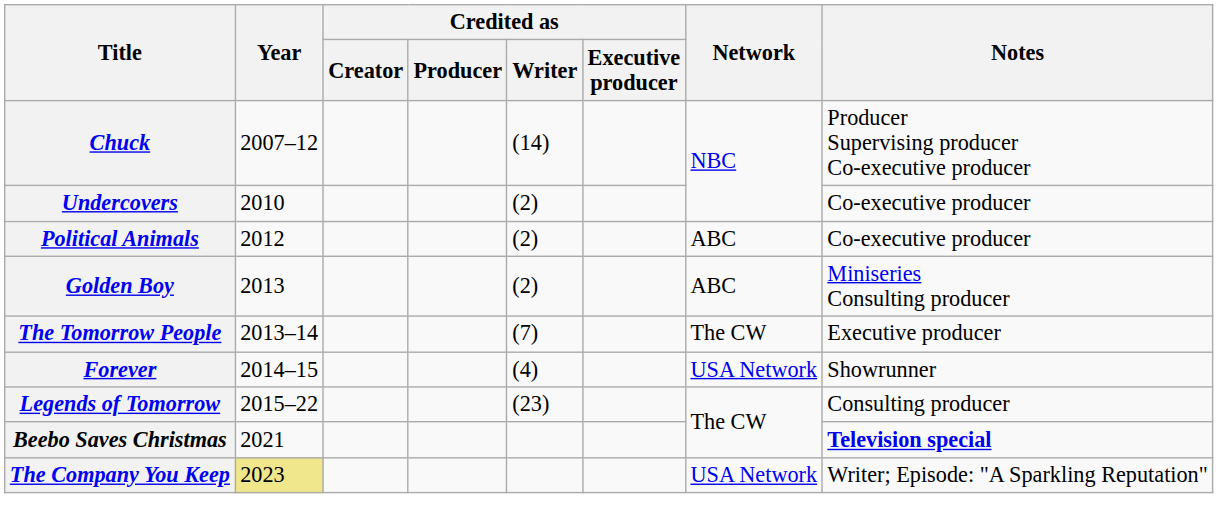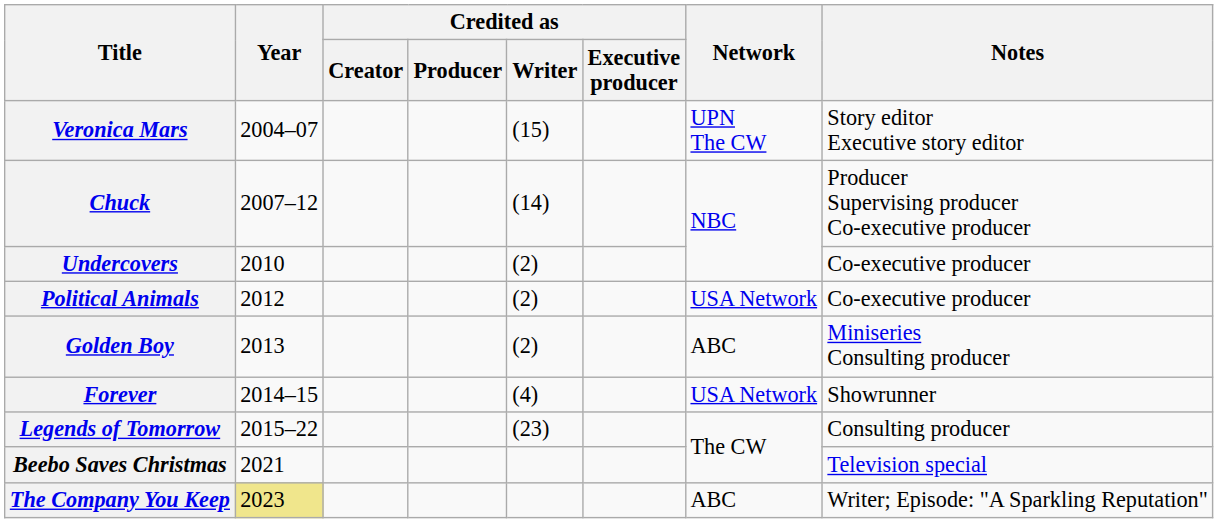+ row: (120, 130)
(713, 238) ABC -> (754, 298) USA Network
- row: (120, 333)
(909, 439) bold -> (907, 464) normal
(754, 474) USA Network -> (713, 499) ABC
